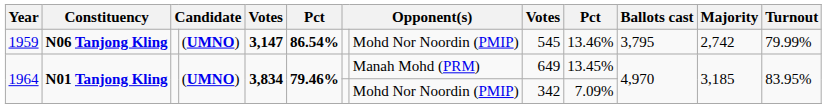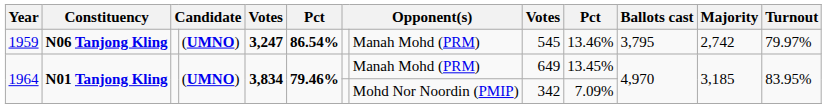(266, 41) 3,147 -> (266, 41) 3,247
(436, 41) Mohd Nor Noordin (PMIP) -> (416, 41) Manah Mohd (PRM)
(788, 41) 79.99% -> (788, 41) 79.97%
